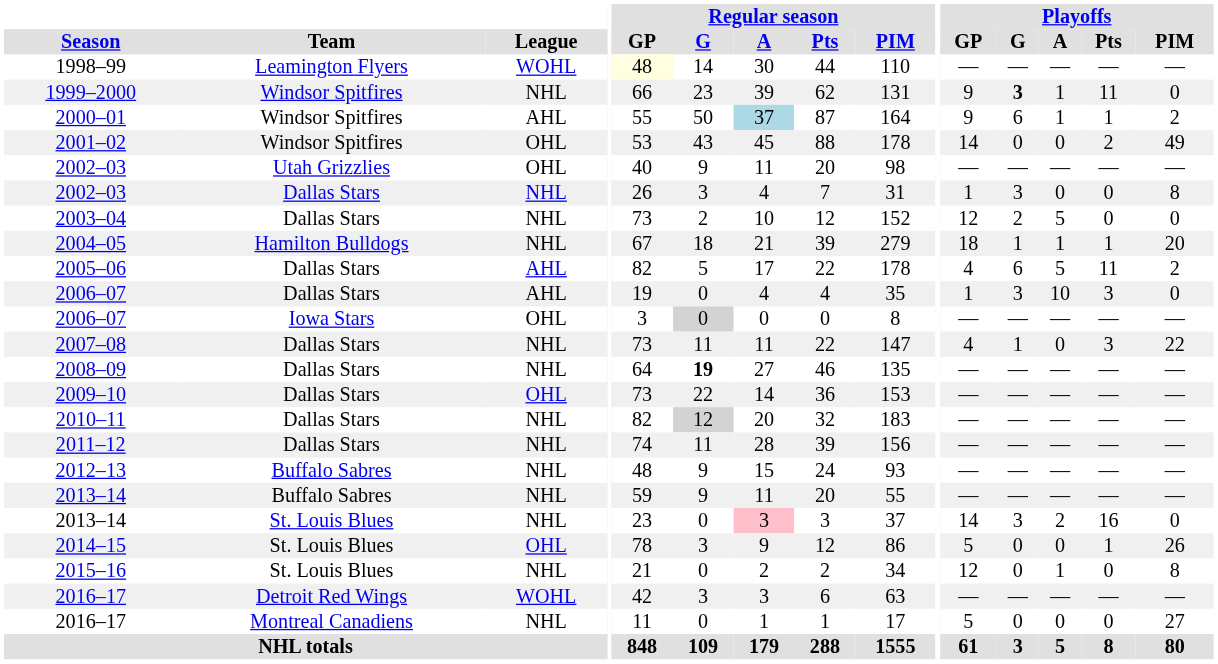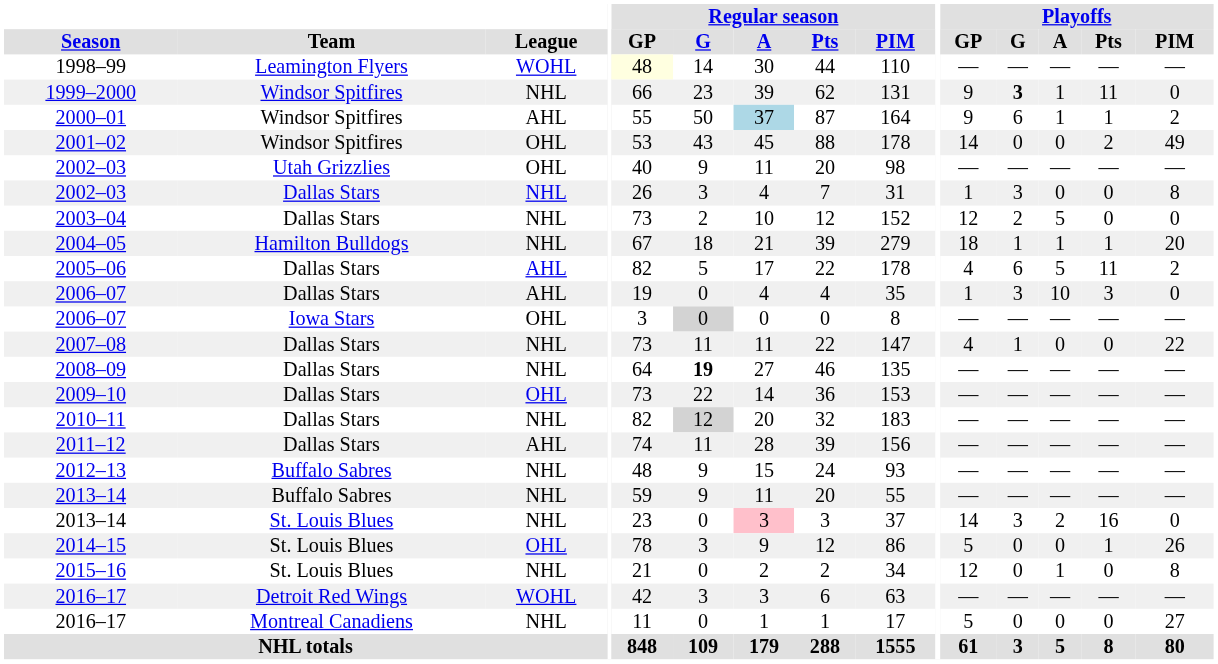(1108, 344) 3 -> (1108, 344) 0
(546, 444) NHL -> (546, 444) AHL
